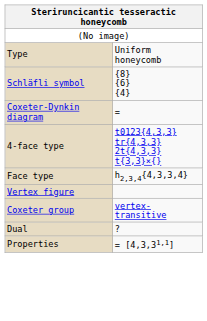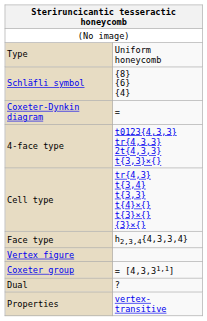+ row: (30, 200)
(141, 210) vertex-transitive -> (145, 270) = [4,3,31,1]
(145, 244) = [4,3,31,1] -> (141, 304) vertex-transitive
